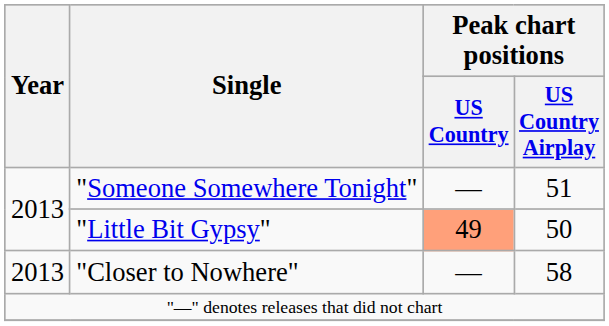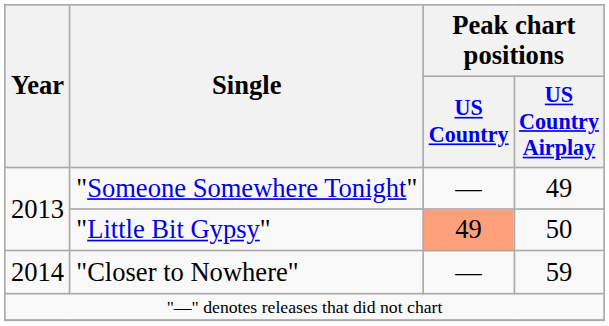(559, 187) 51 -> (559, 187) 49
(38, 271) 2013 -> (38, 271) 2014
(559, 271) 58 -> (559, 271) 59
